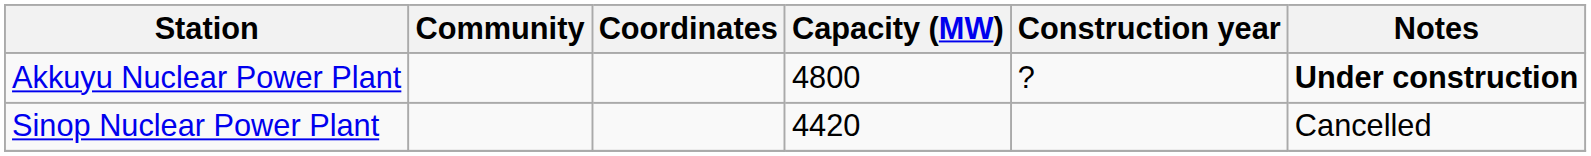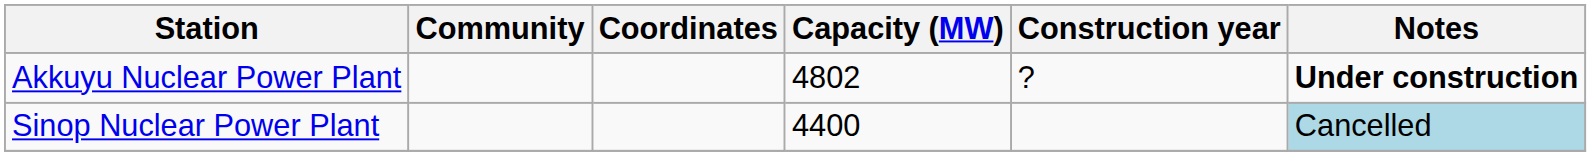(826, 77) 4800 -> (826, 77) 4802
(826, 126) 4420 -> (826, 126) 4400
(1363, 126) no background -> (1363, 126) lightblue background
